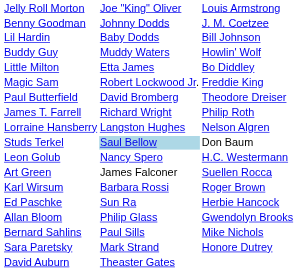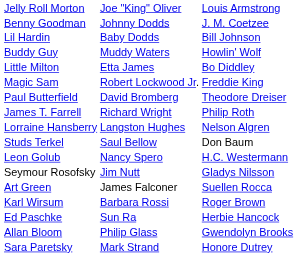(128, 142) lightblue background -> (128, 142) no background
+ row: (50, 172)
- row: (43, 232)
- row: (37, 262)
